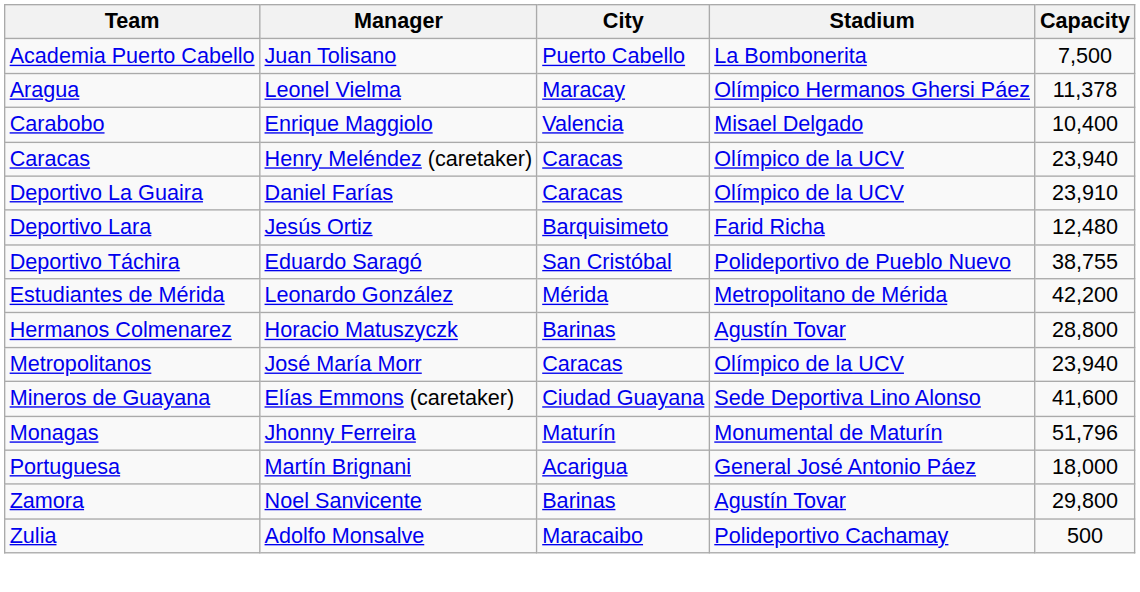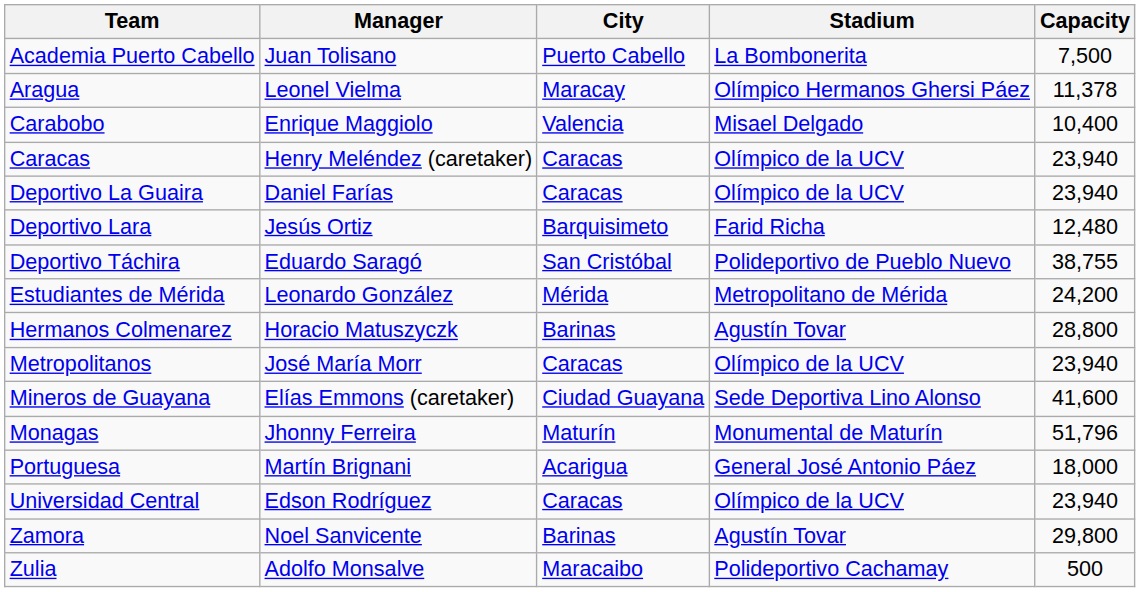(1085, 192) 23,910 -> (1085, 192) 23,940
(1085, 295) 42,200 -> (1085, 295) 24,200
+ row: (105, 501)
